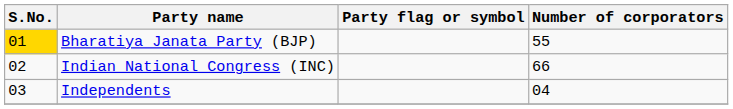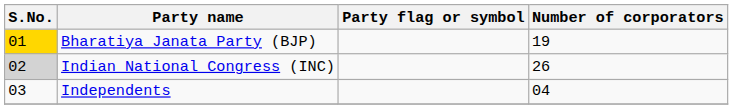(541, 42) 55 -> (541, 42) 19
(17, 67) no background -> (17, 67) lightgrey background
(541, 67) 66 -> (541, 67) 26
